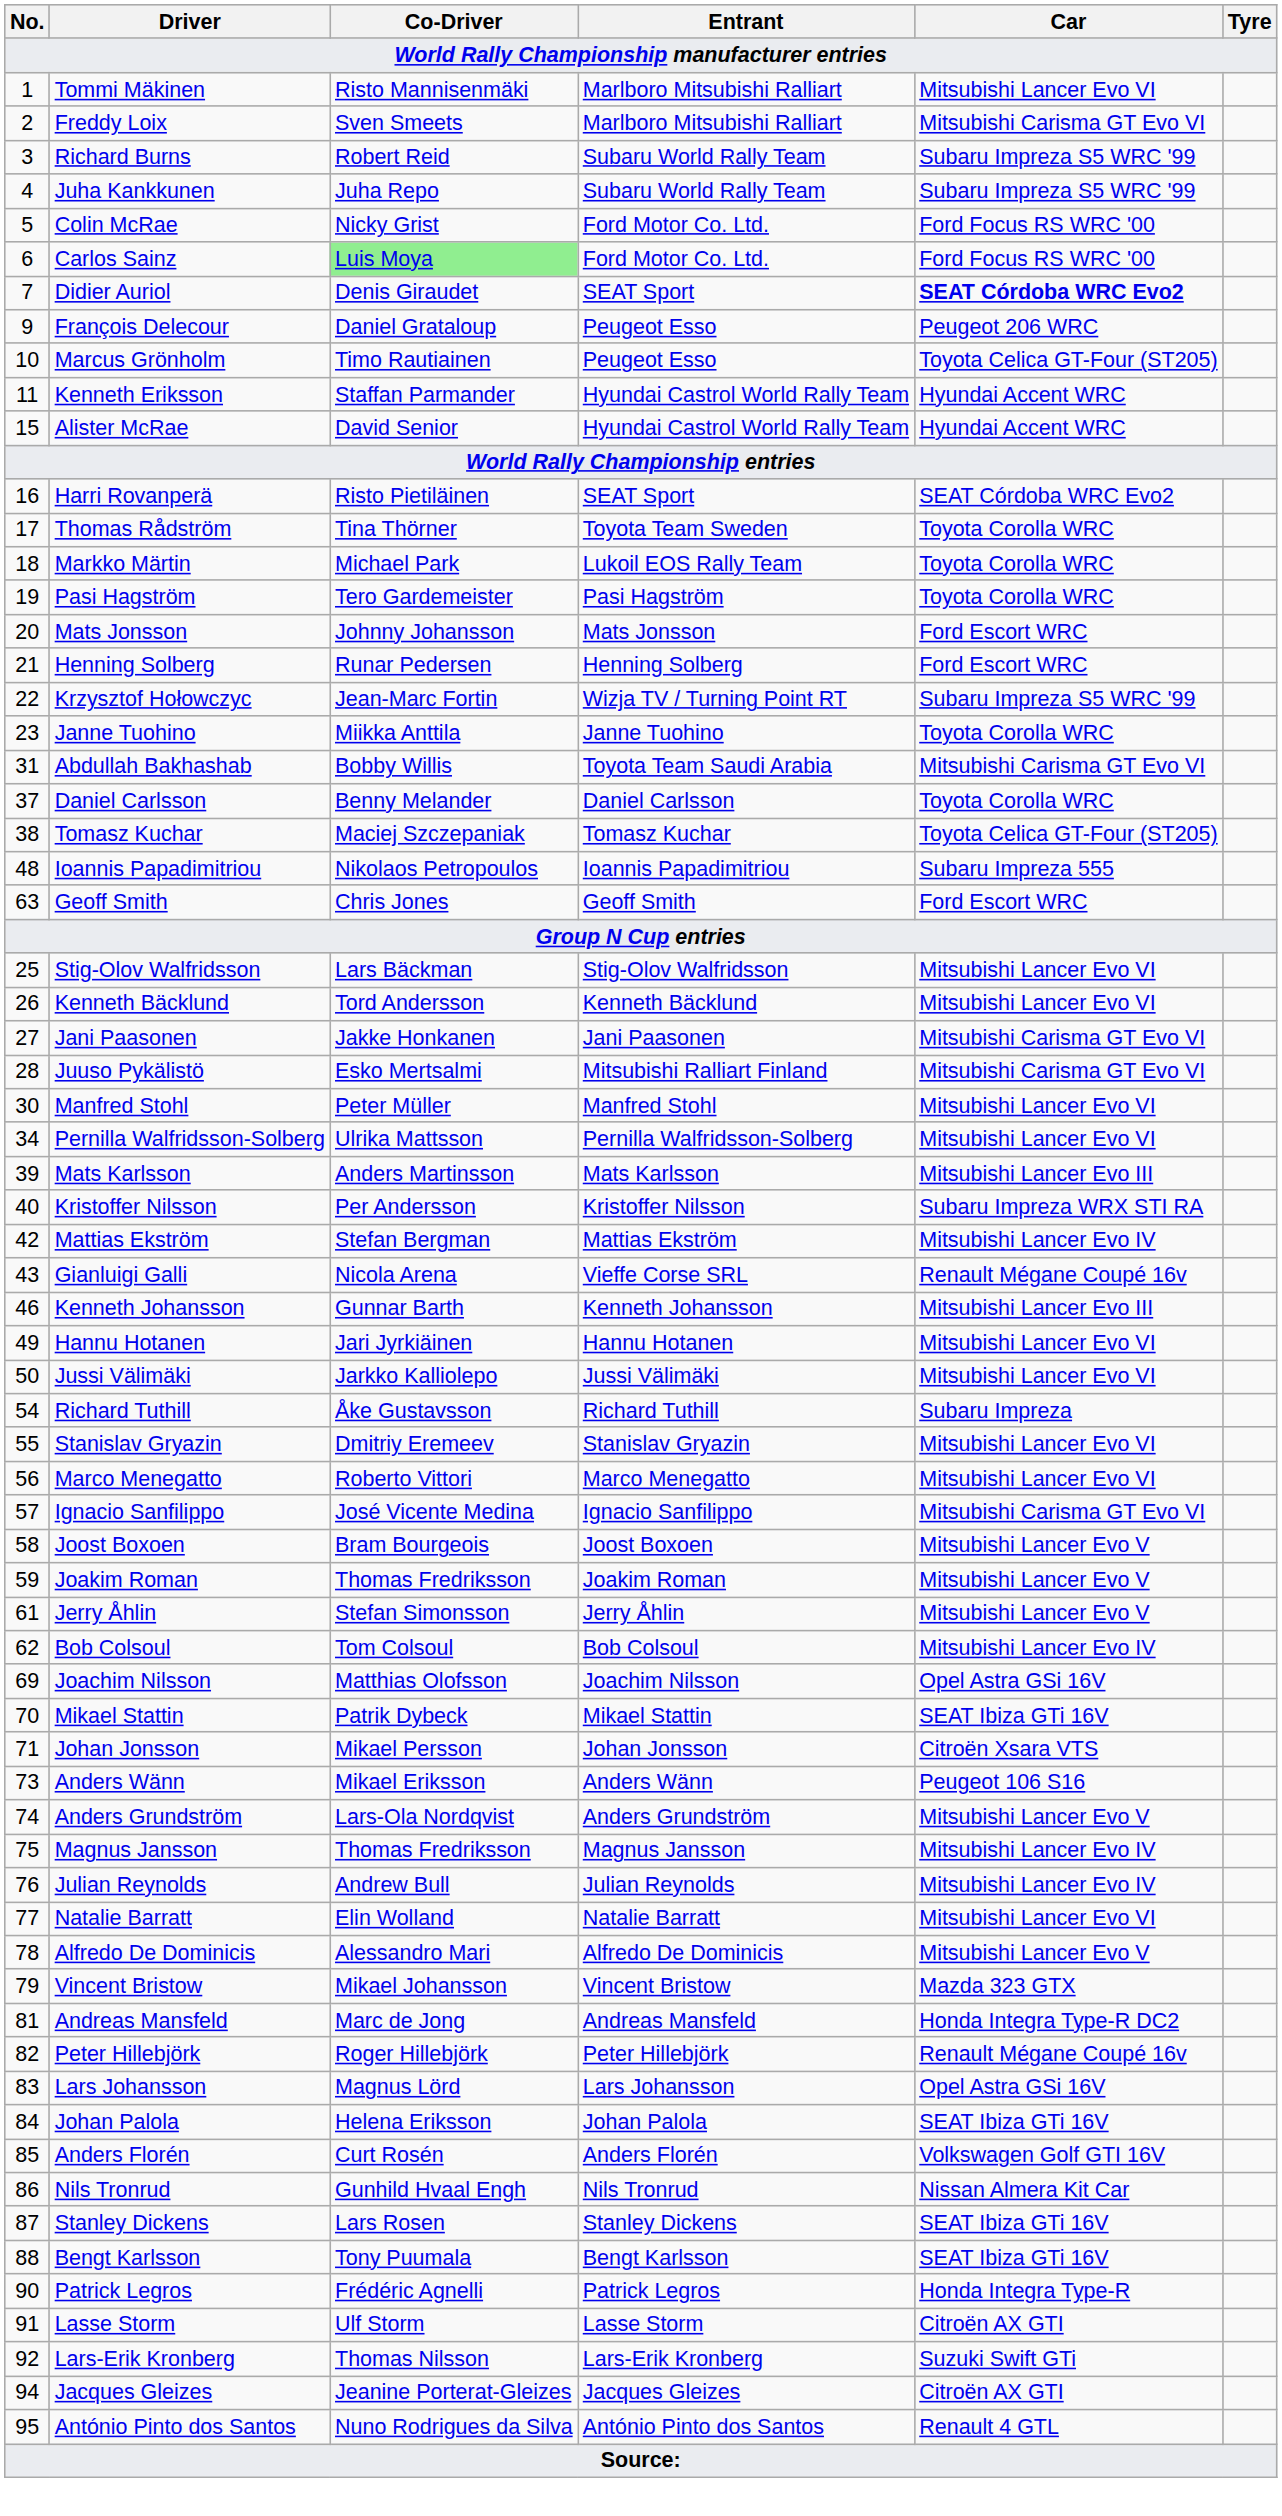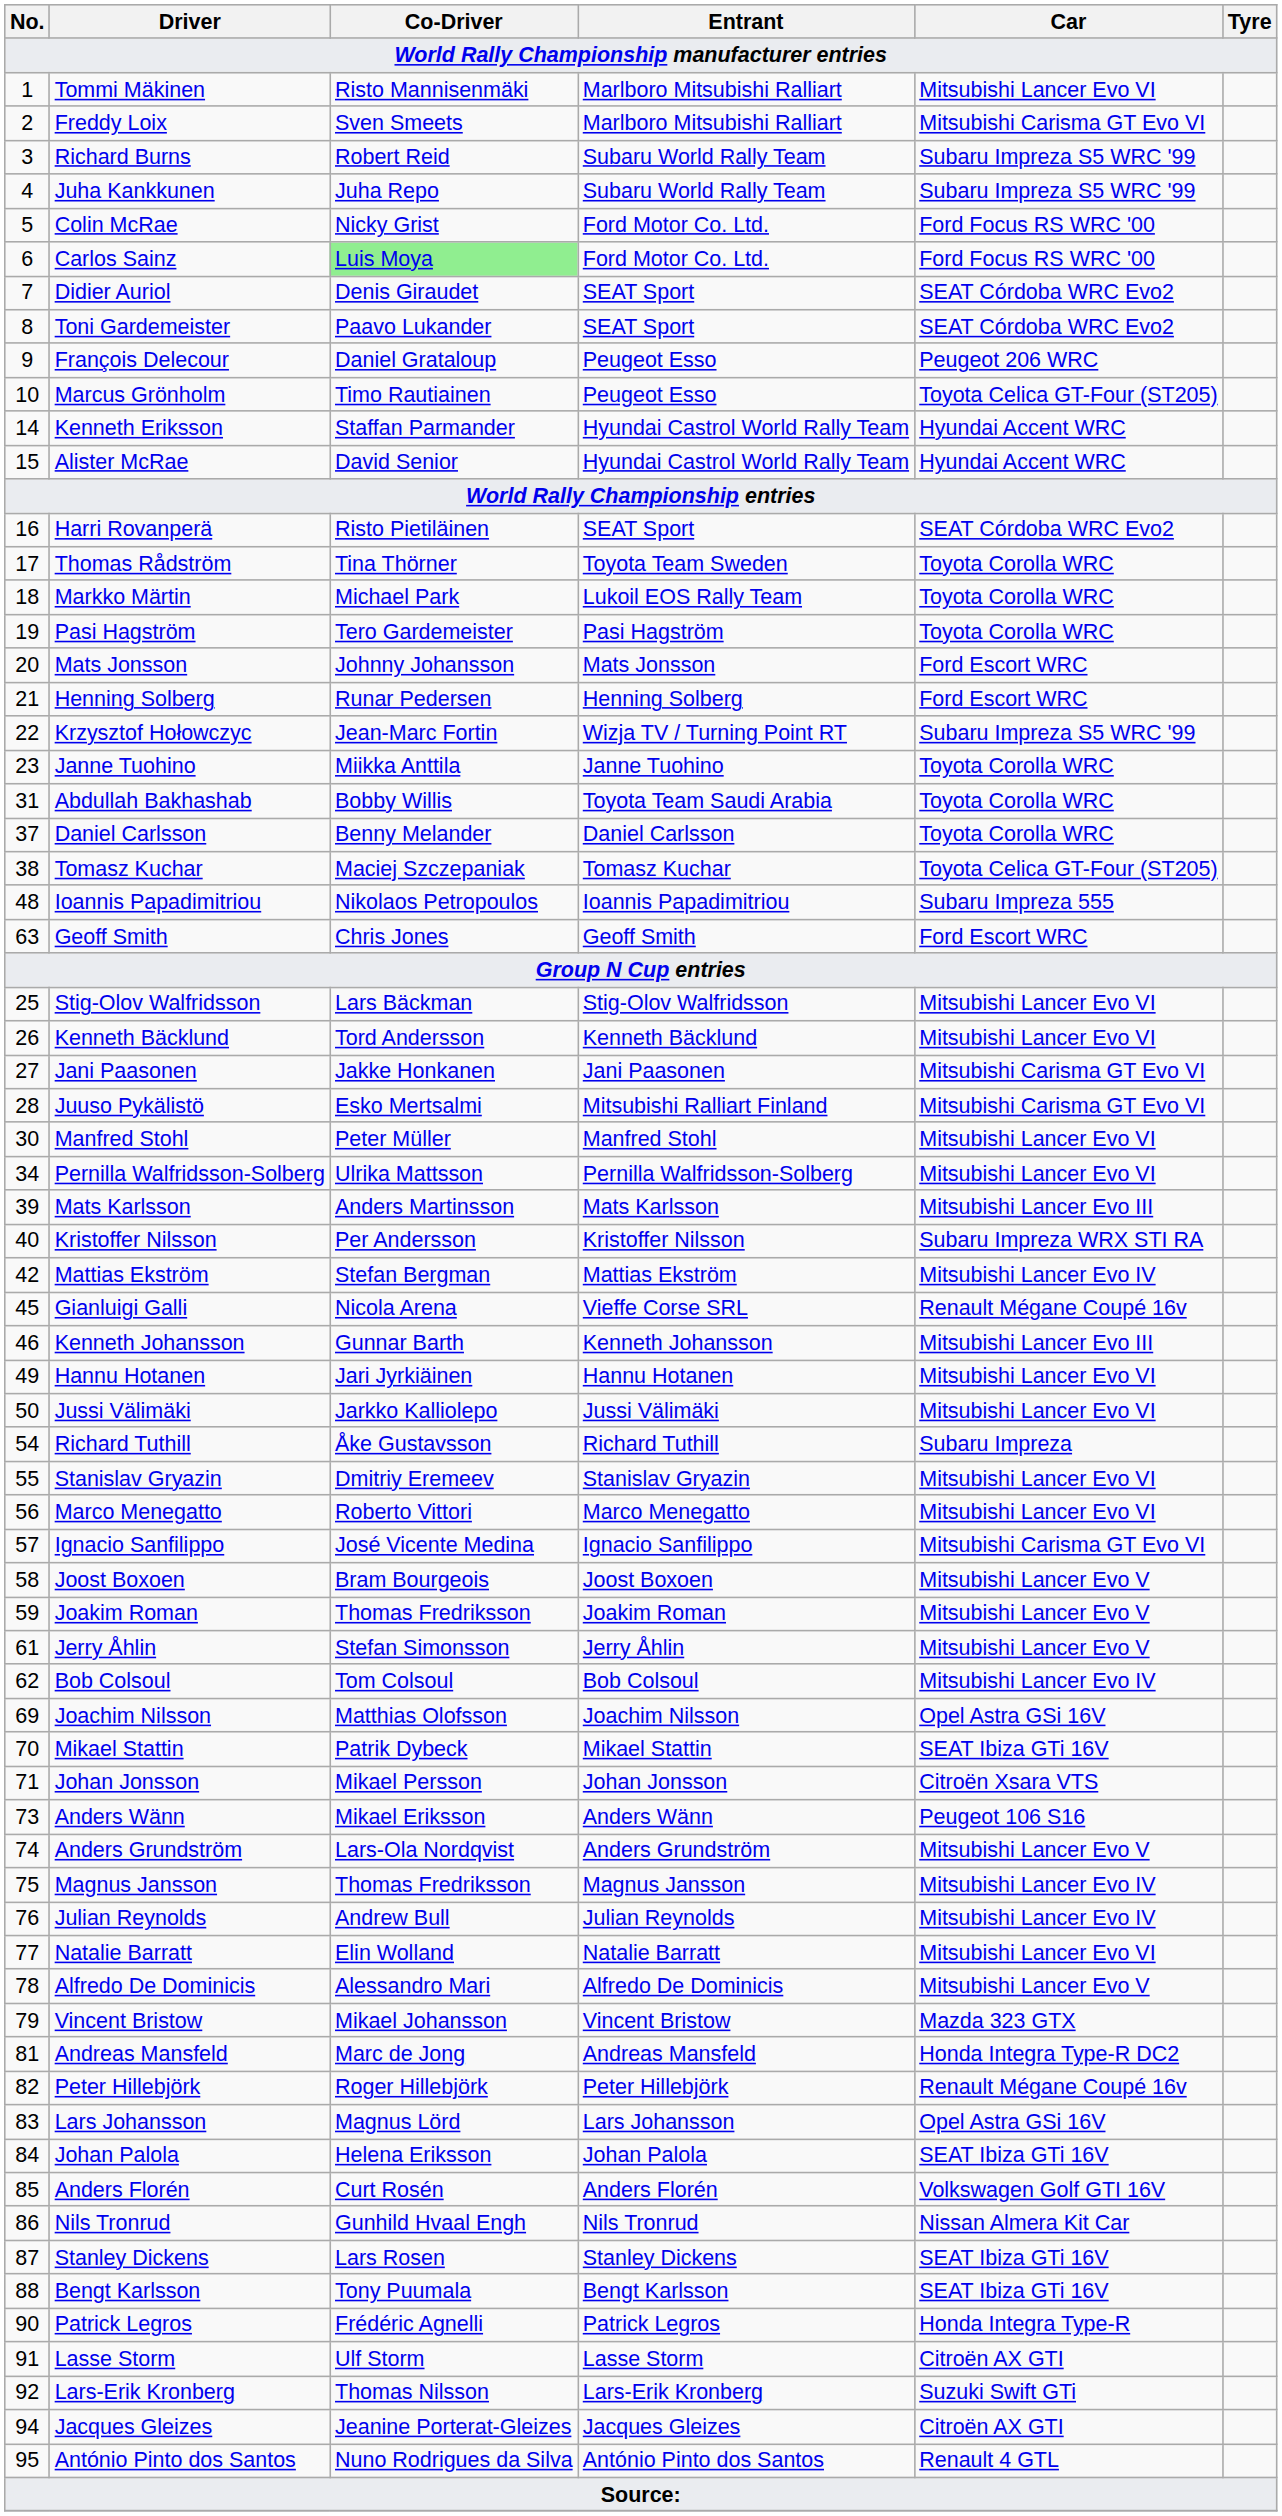(1052, 292) bold -> (1047, 292) normal
+ row: (142, 326)
(27, 394) 11 -> (27, 428) 14
(1062, 766) Mitsubishi Carisma GT Evo VI -> (1017, 800) Toyota Corolla WRC
(27, 1275) 43 -> (27, 1308) 45
